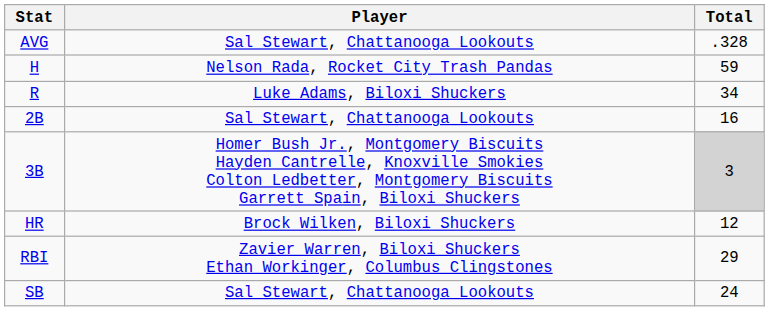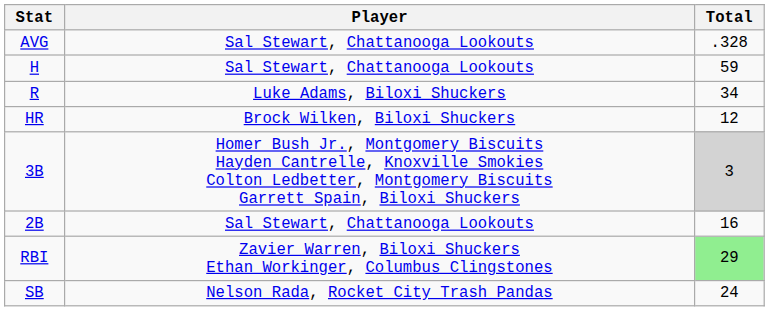(379, 68) Nelson Rada, Rocket City Trash Pandas -> (379, 68) Sal Stewart, Chattanooga Lookouts
rows swapped: (34, 119) <-> (34, 224)
(729, 258) no background -> (729, 258) lightgreen background
(379, 293) Sal Stewart, Chattanooga Lookouts -> (379, 293) Nelson Rada, Rocket City Trash Pandas
